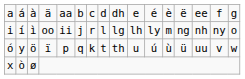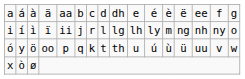(48, 30) oo -> (48, 30) ï
(48, 48) ï -> (48, 48) oo
